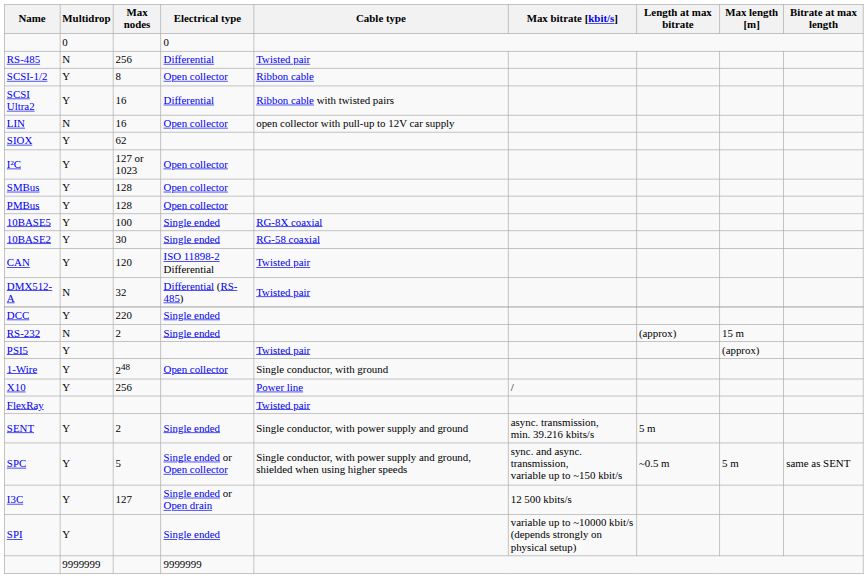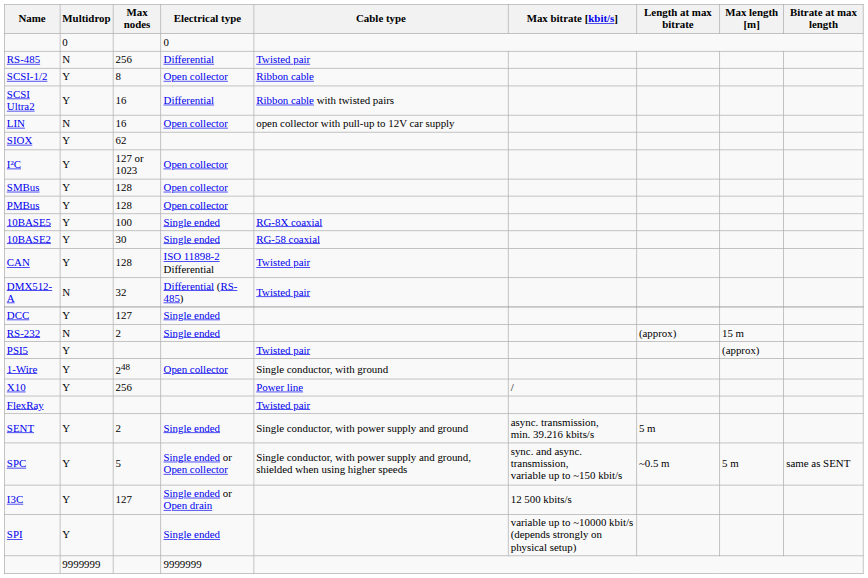(124, 263) 120 -> (124, 263) 128
(124, 315) 220 -> (124, 315) 127
